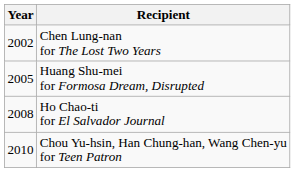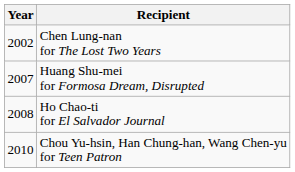(21, 78) 2005 -> (21, 78) 2007
